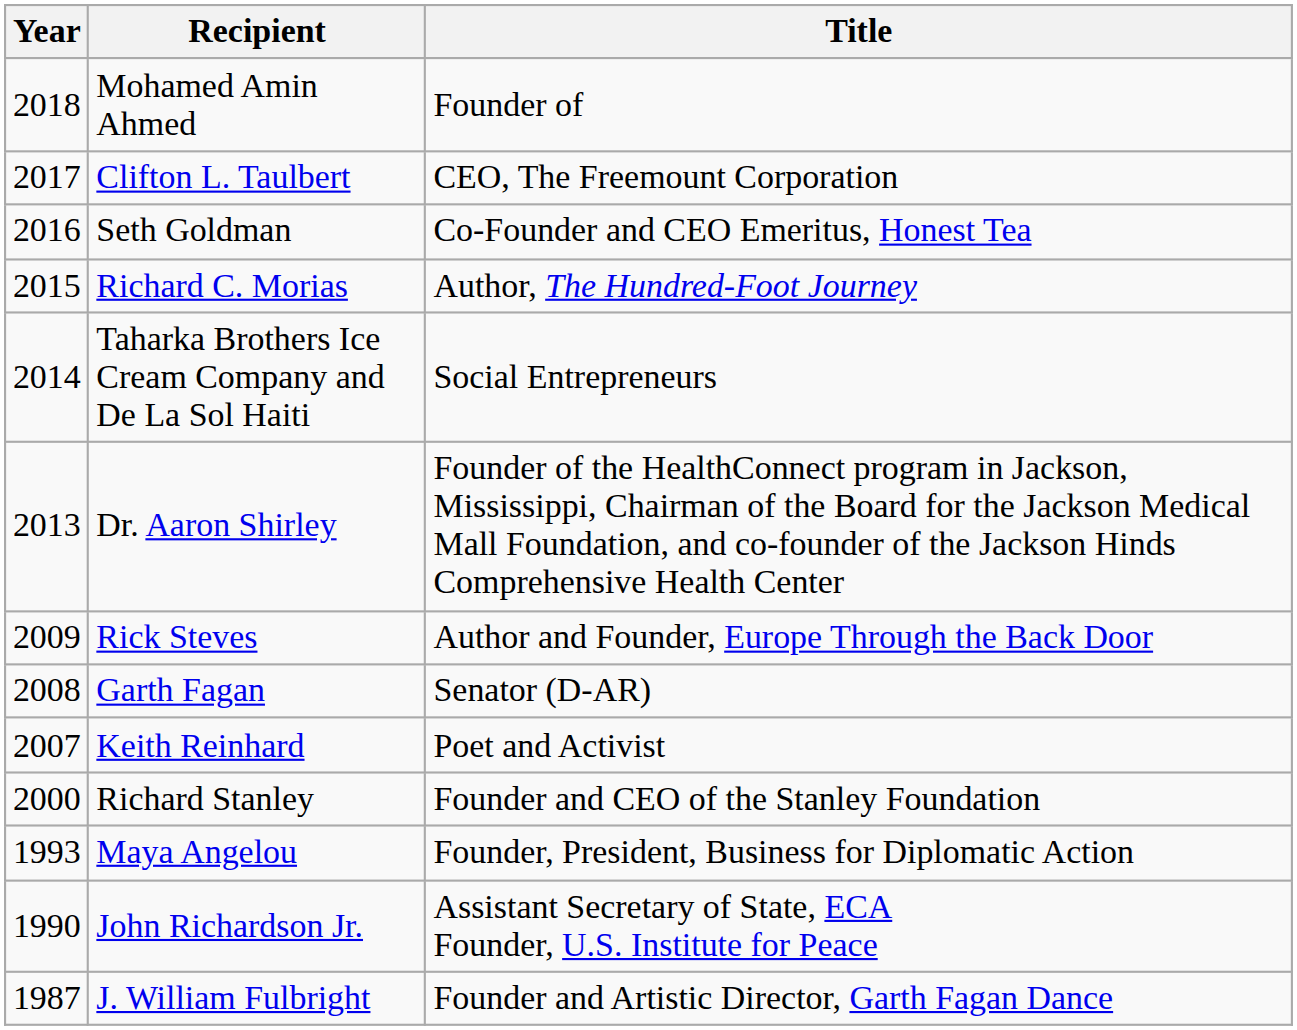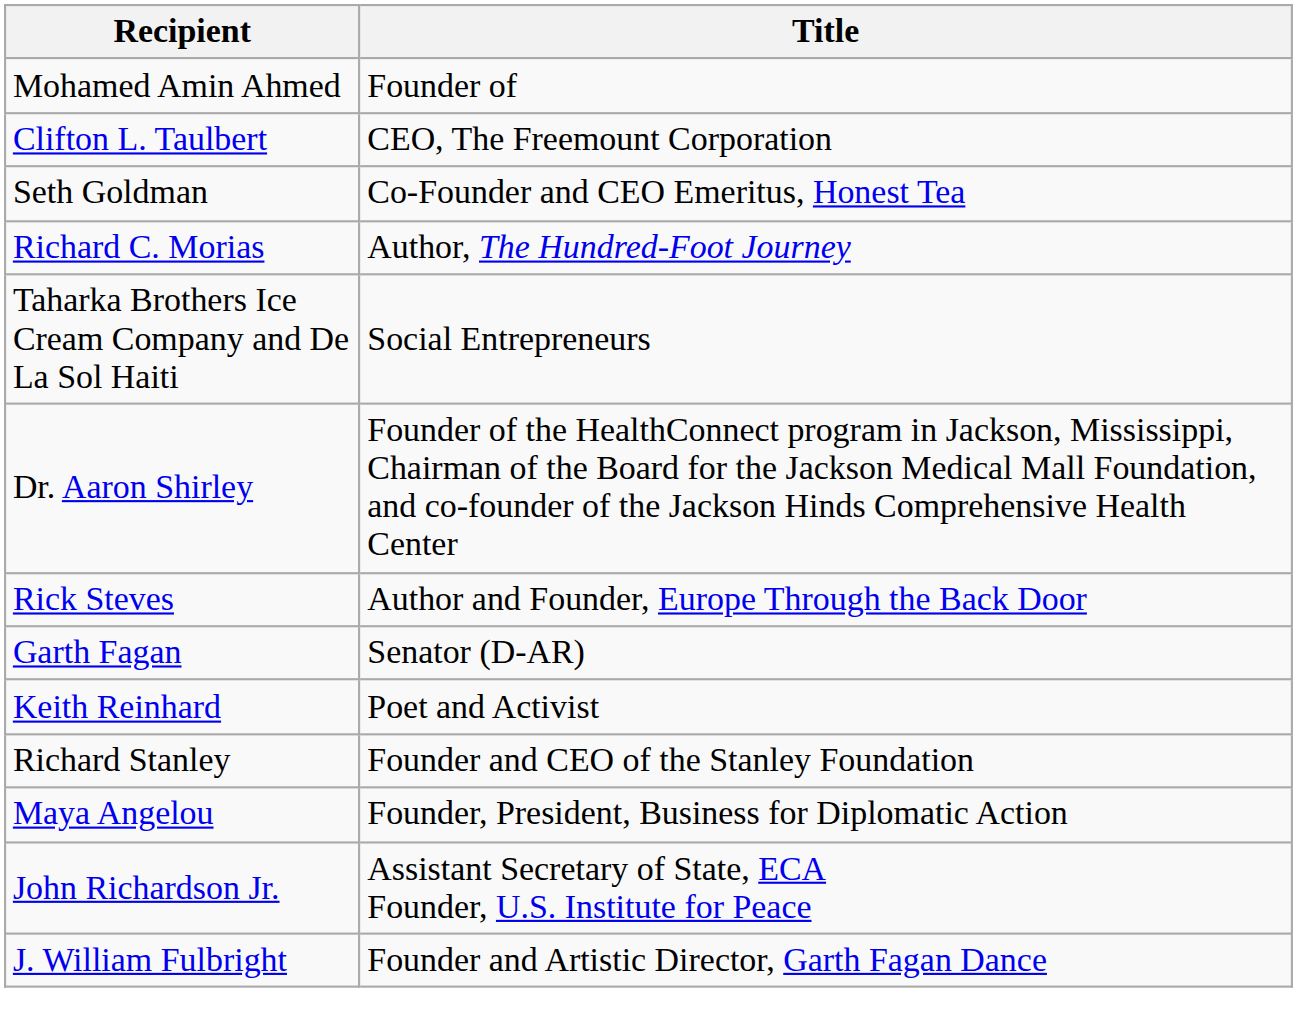- column: (47, 31)
